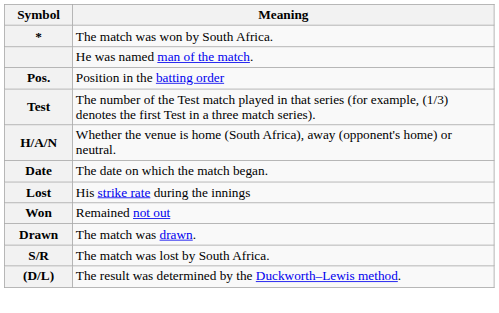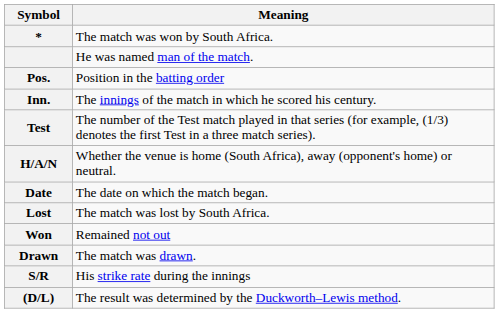+ row: (39, 99)
(163, 192) His strike rate during the innings -> (173, 213) The match was lost by South Africa.
(173, 255) The match was lost by South Africa. -> (163, 276) His strike rate during the innings
